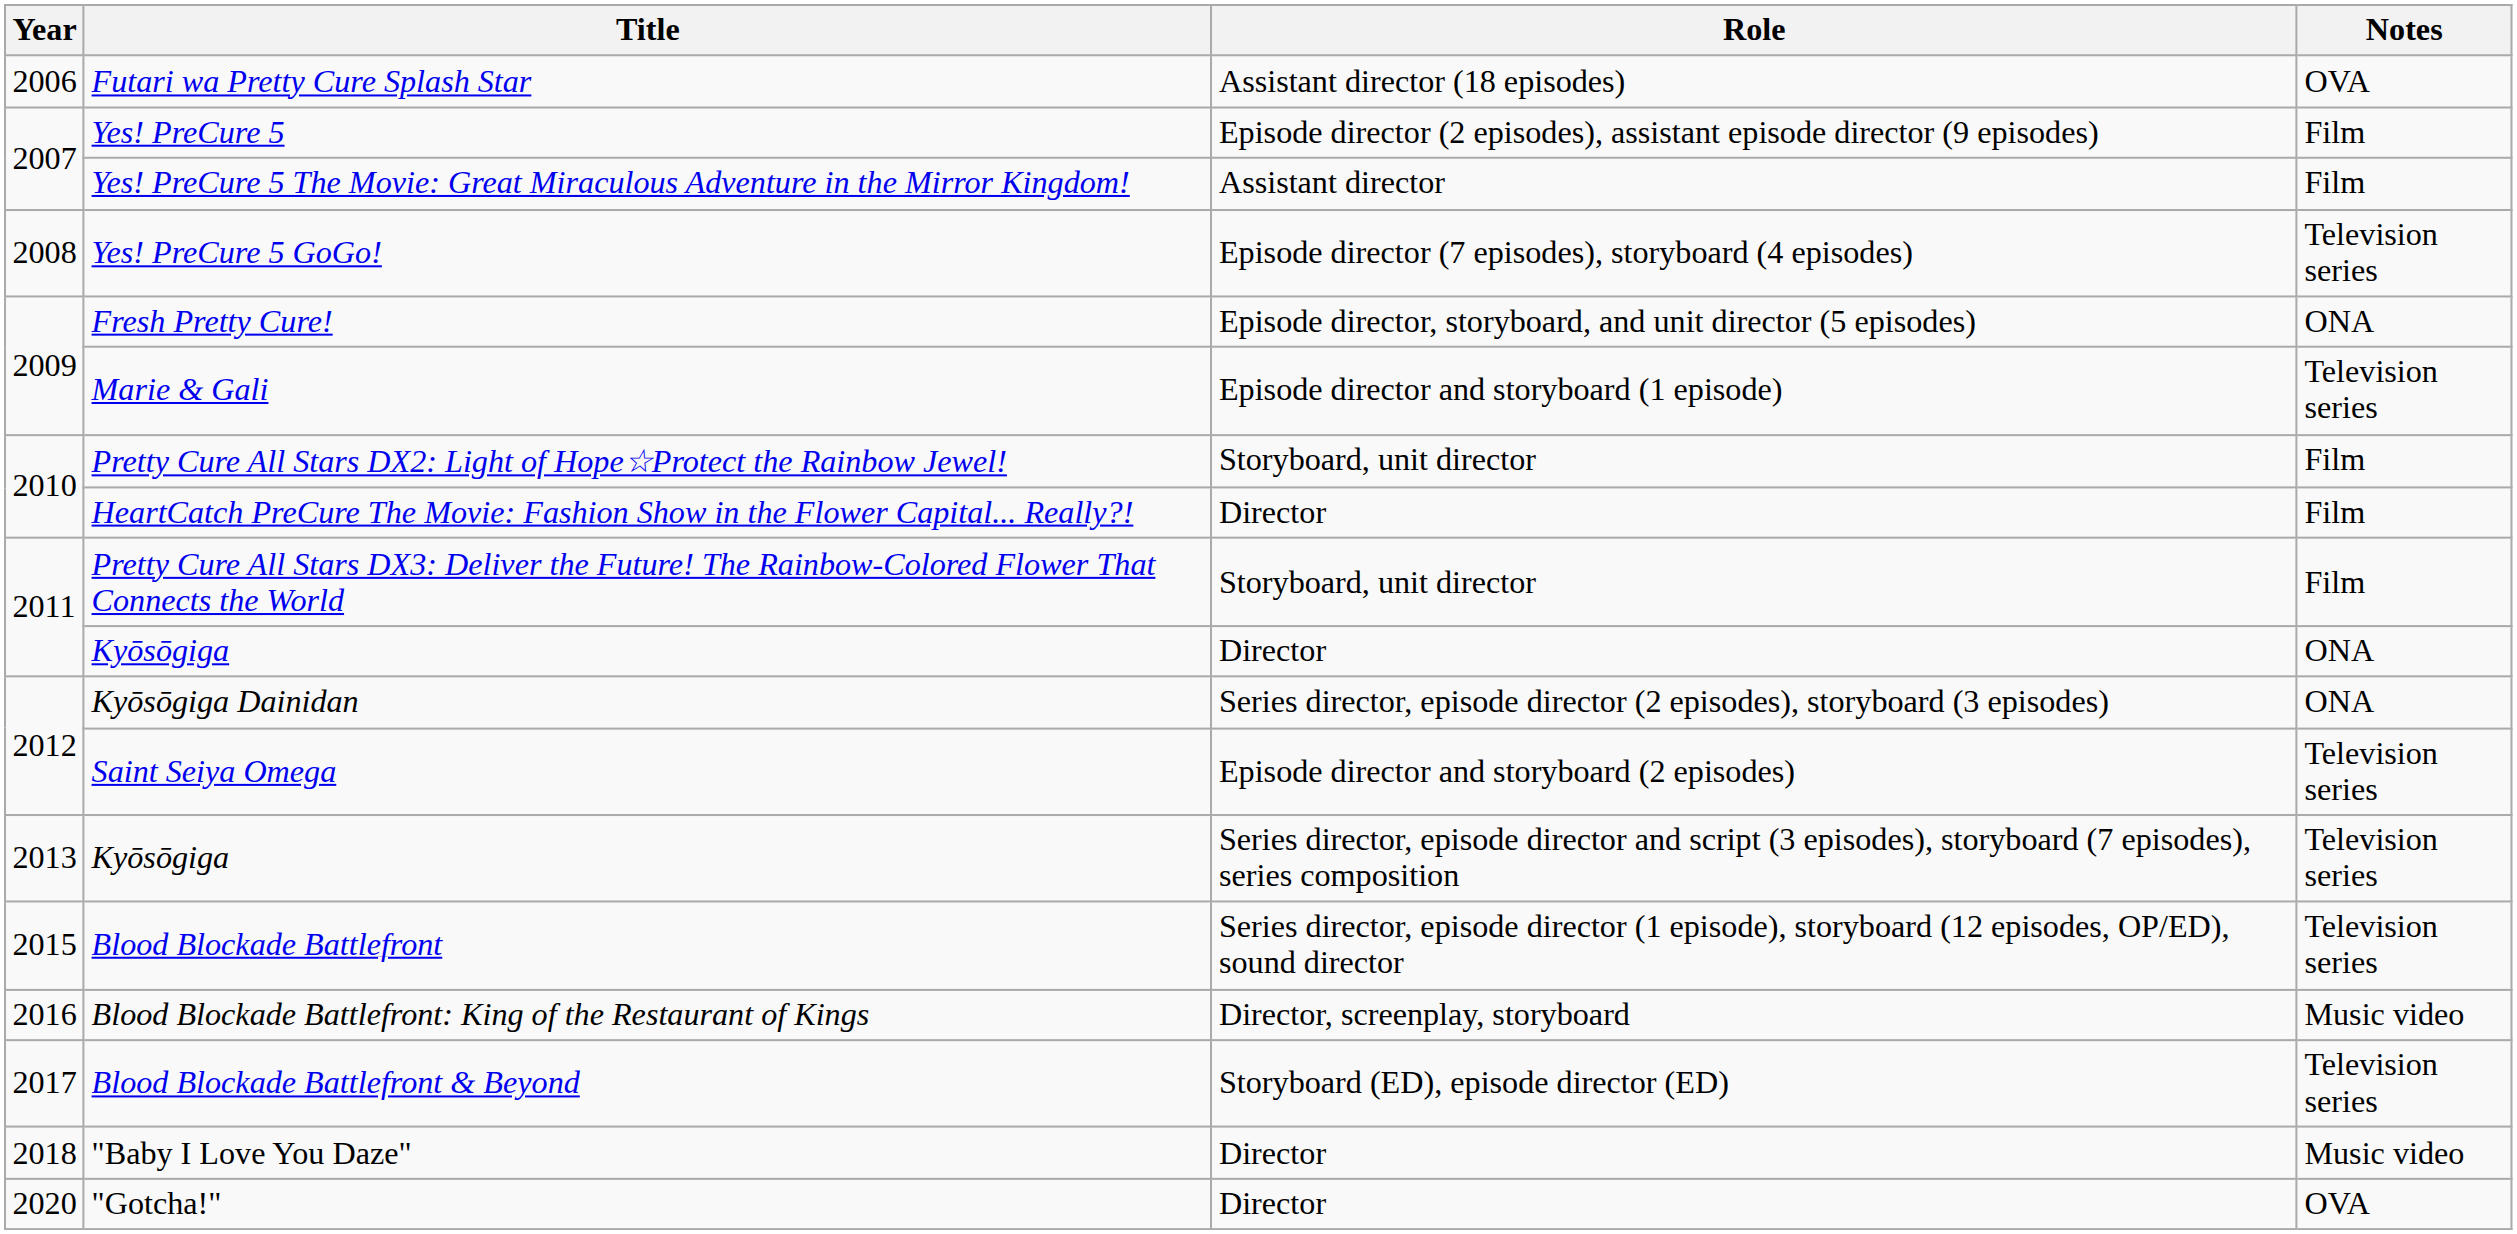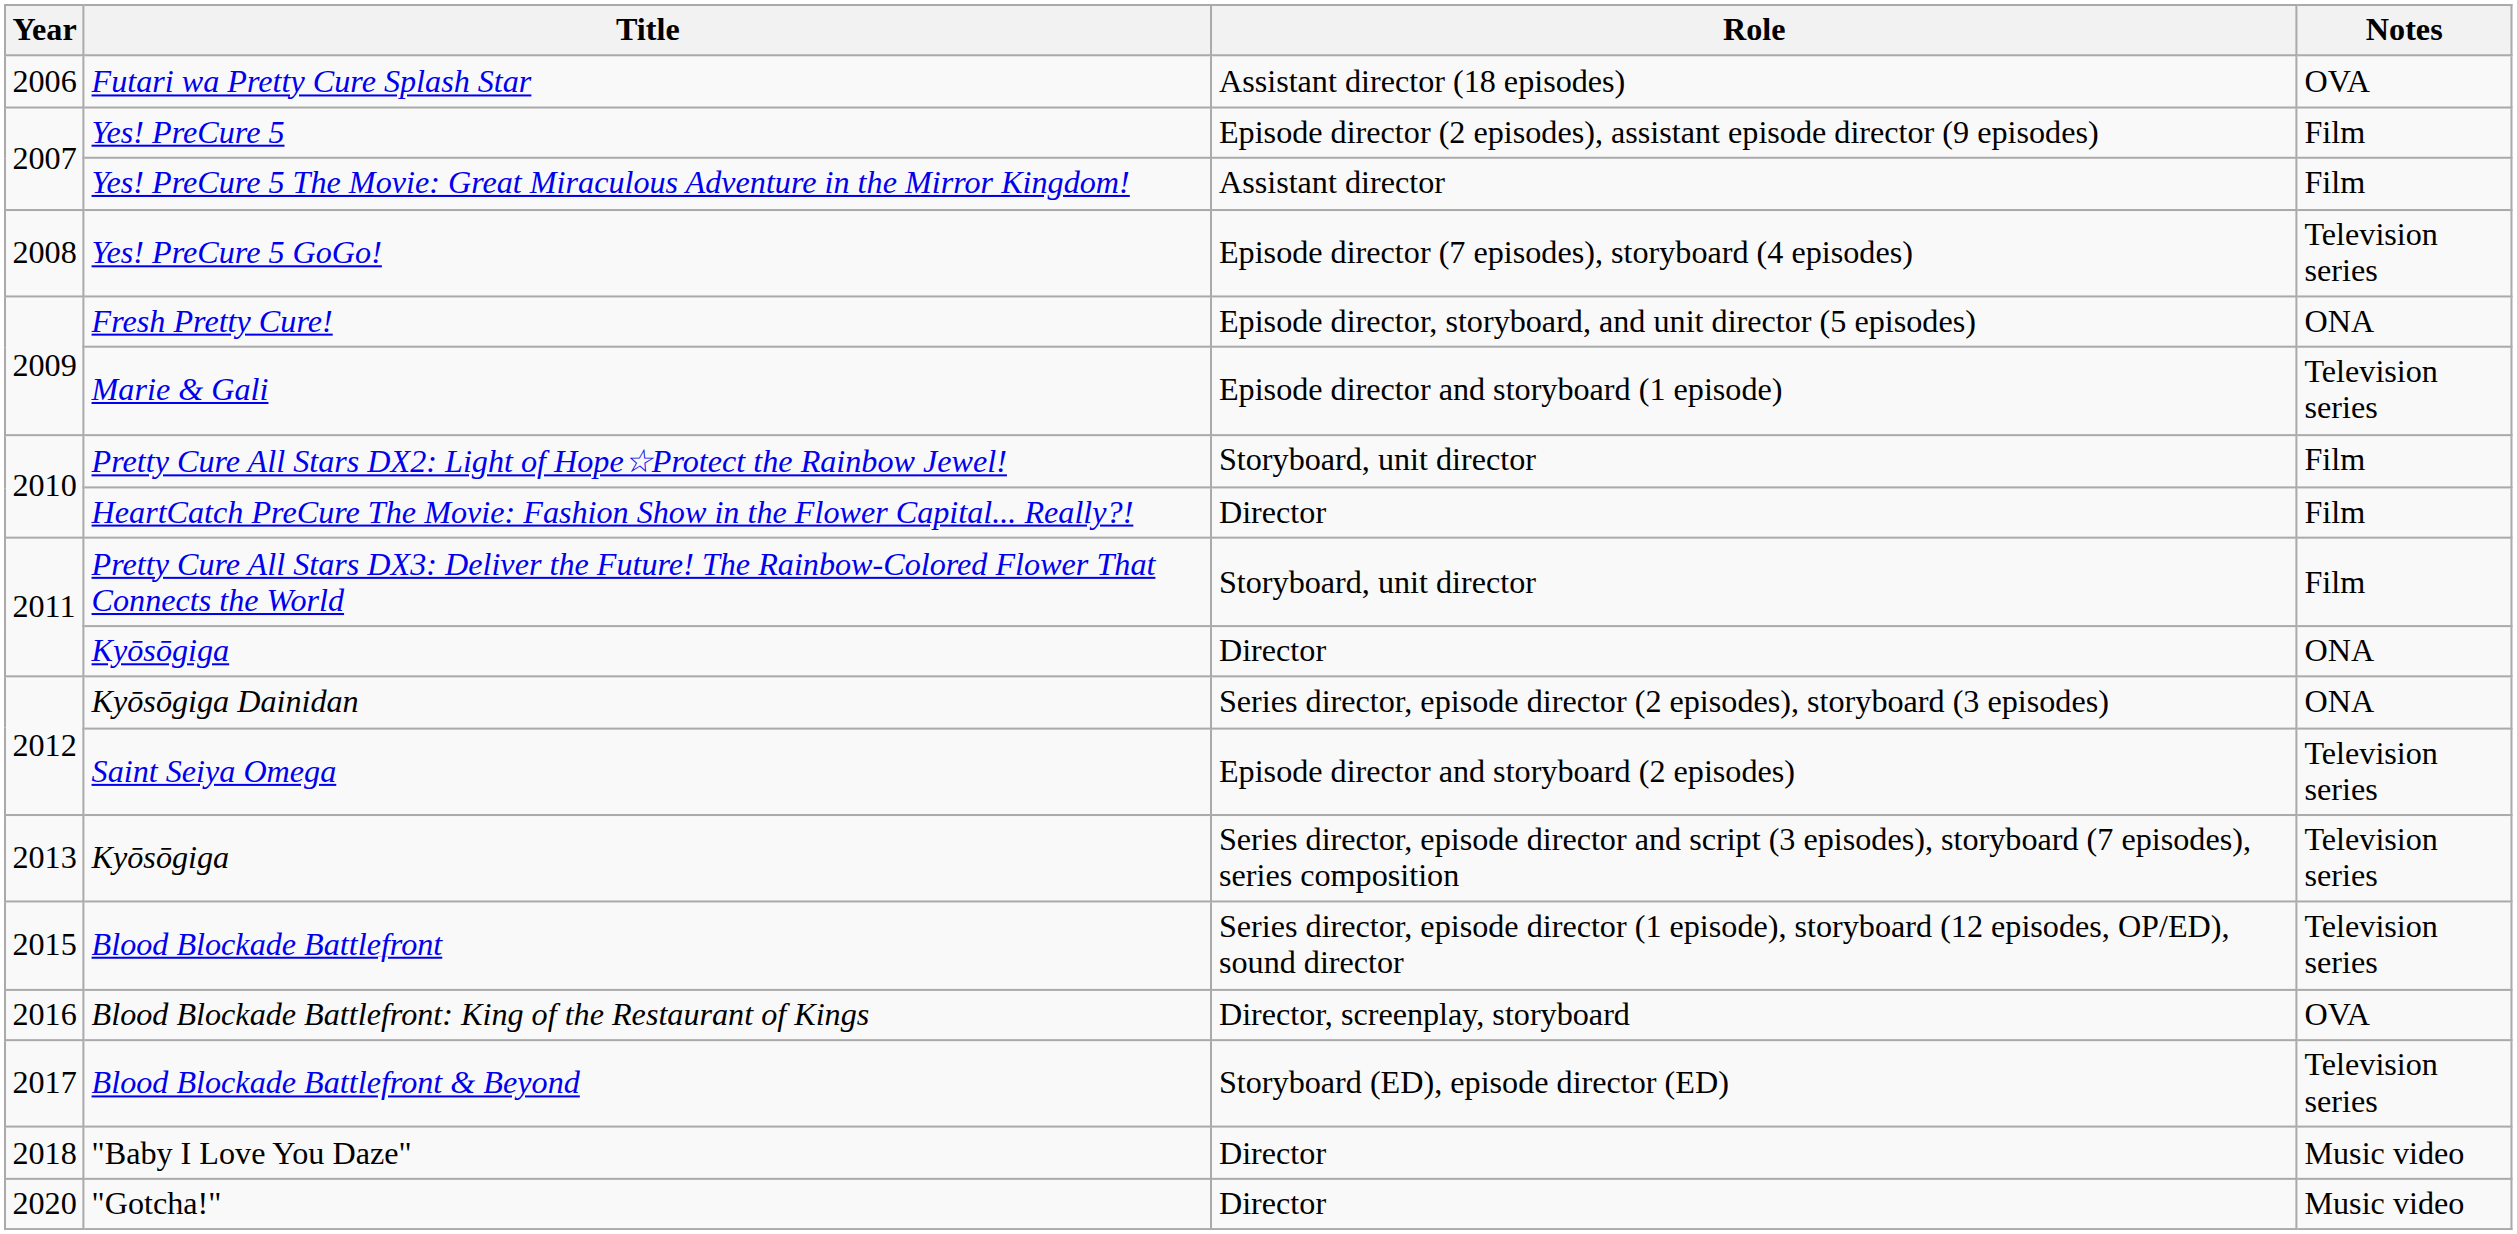(2384, 1014) Music video -> (2337, 1014) OVA
(2337, 1203) OVA -> (2384, 1203) Music video
